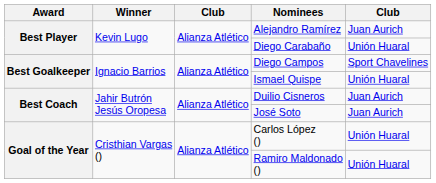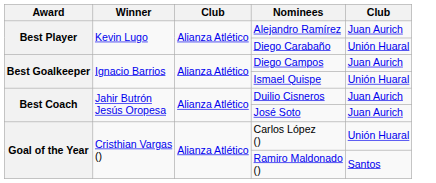(388, 63) Sport Chavelines -> (375, 63) Juan Aurich
(379, 164) Unión Huaral -> (364, 164) Santos
